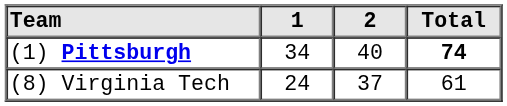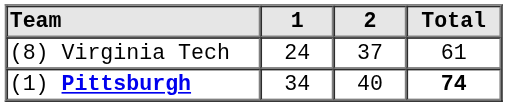rows swapped: (120, 85) <-> (100, 53)
